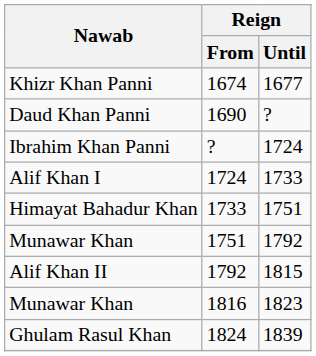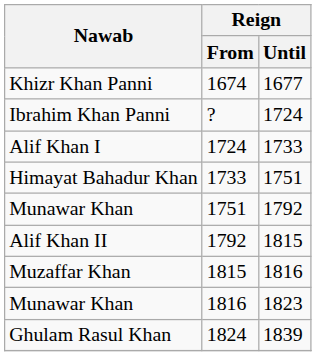- row: (80, 114)
+ row: (70, 271)
